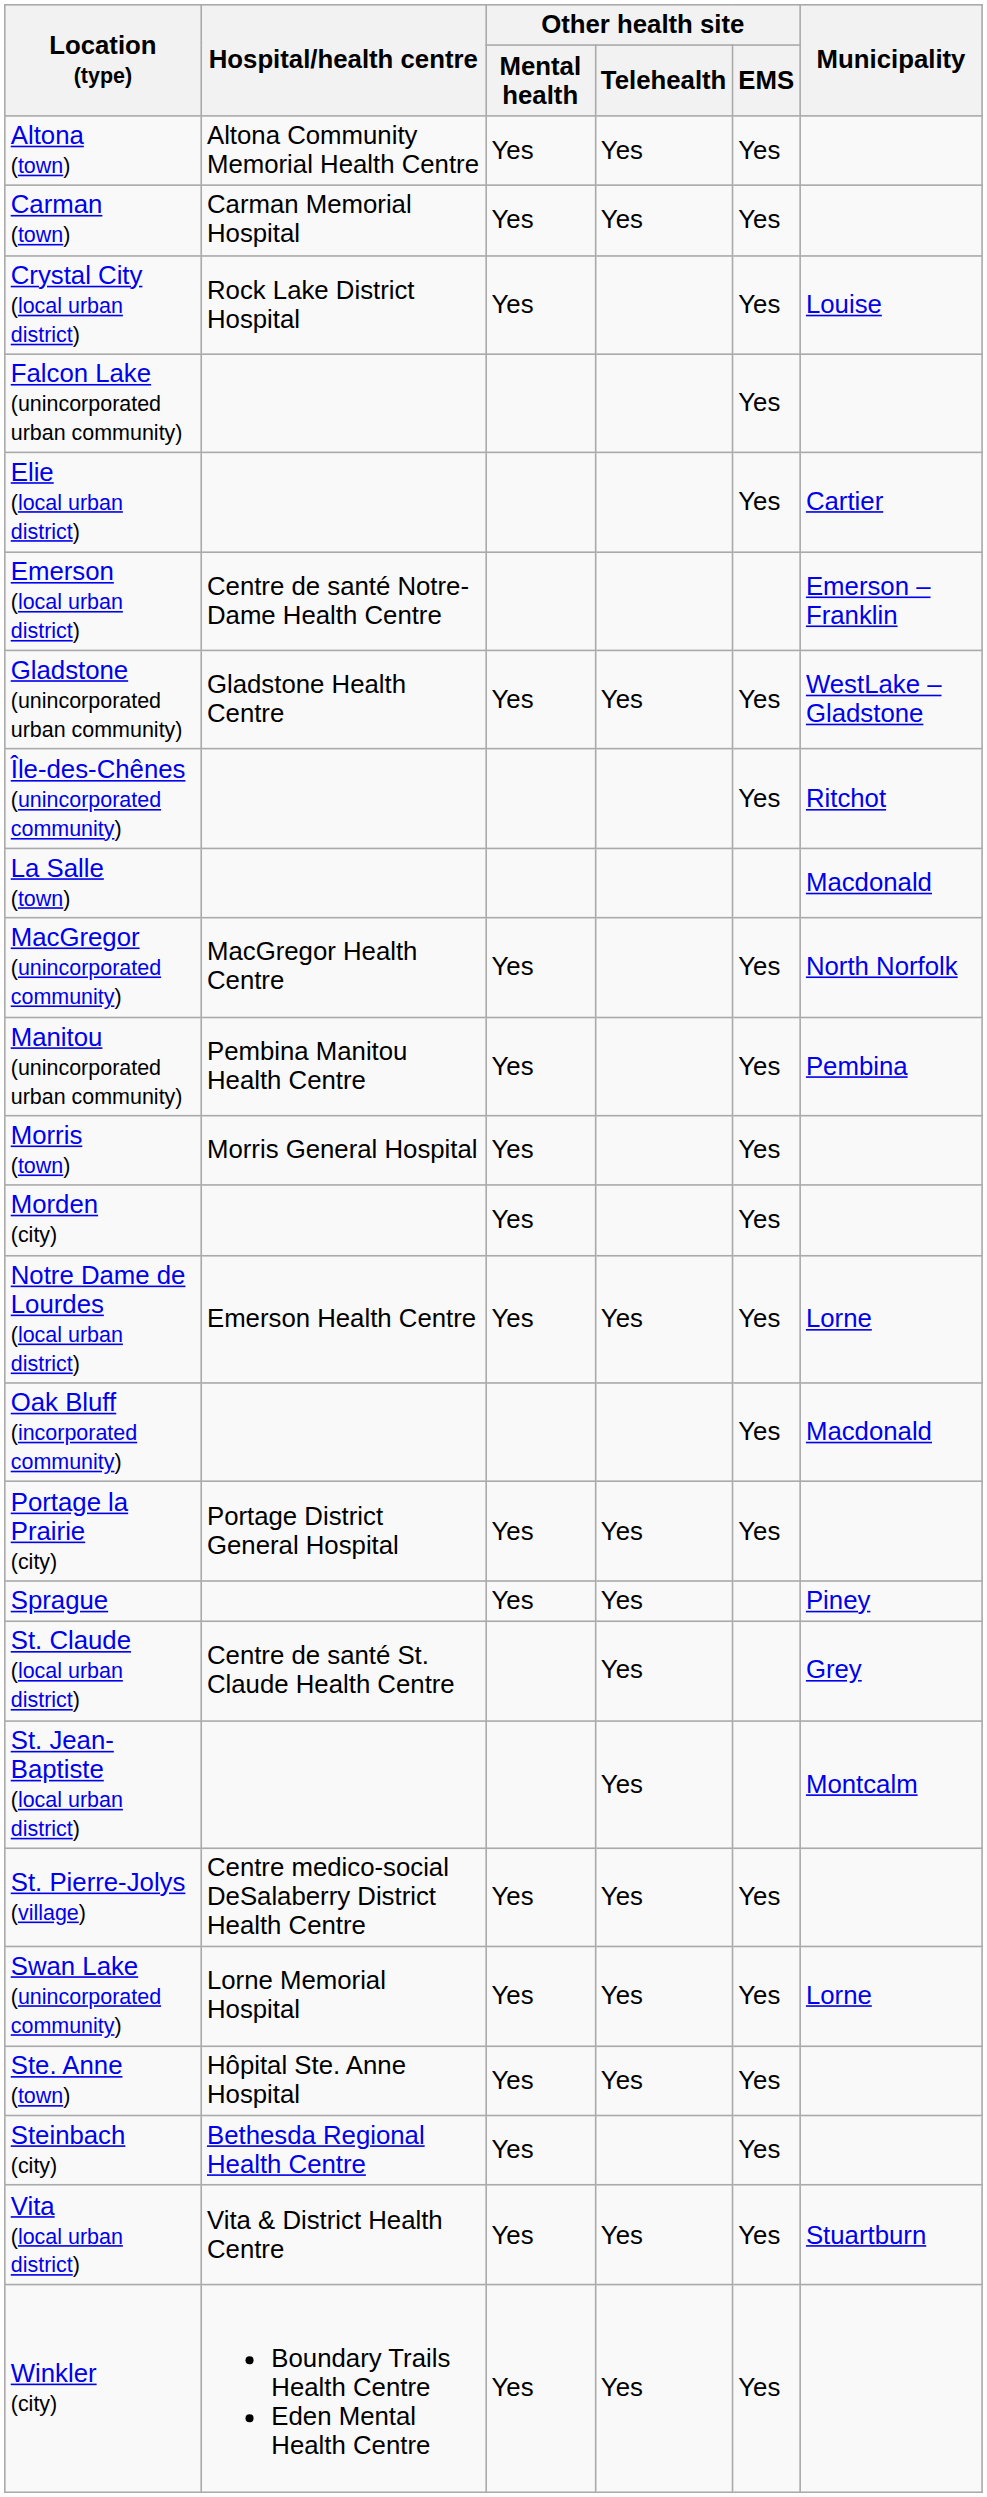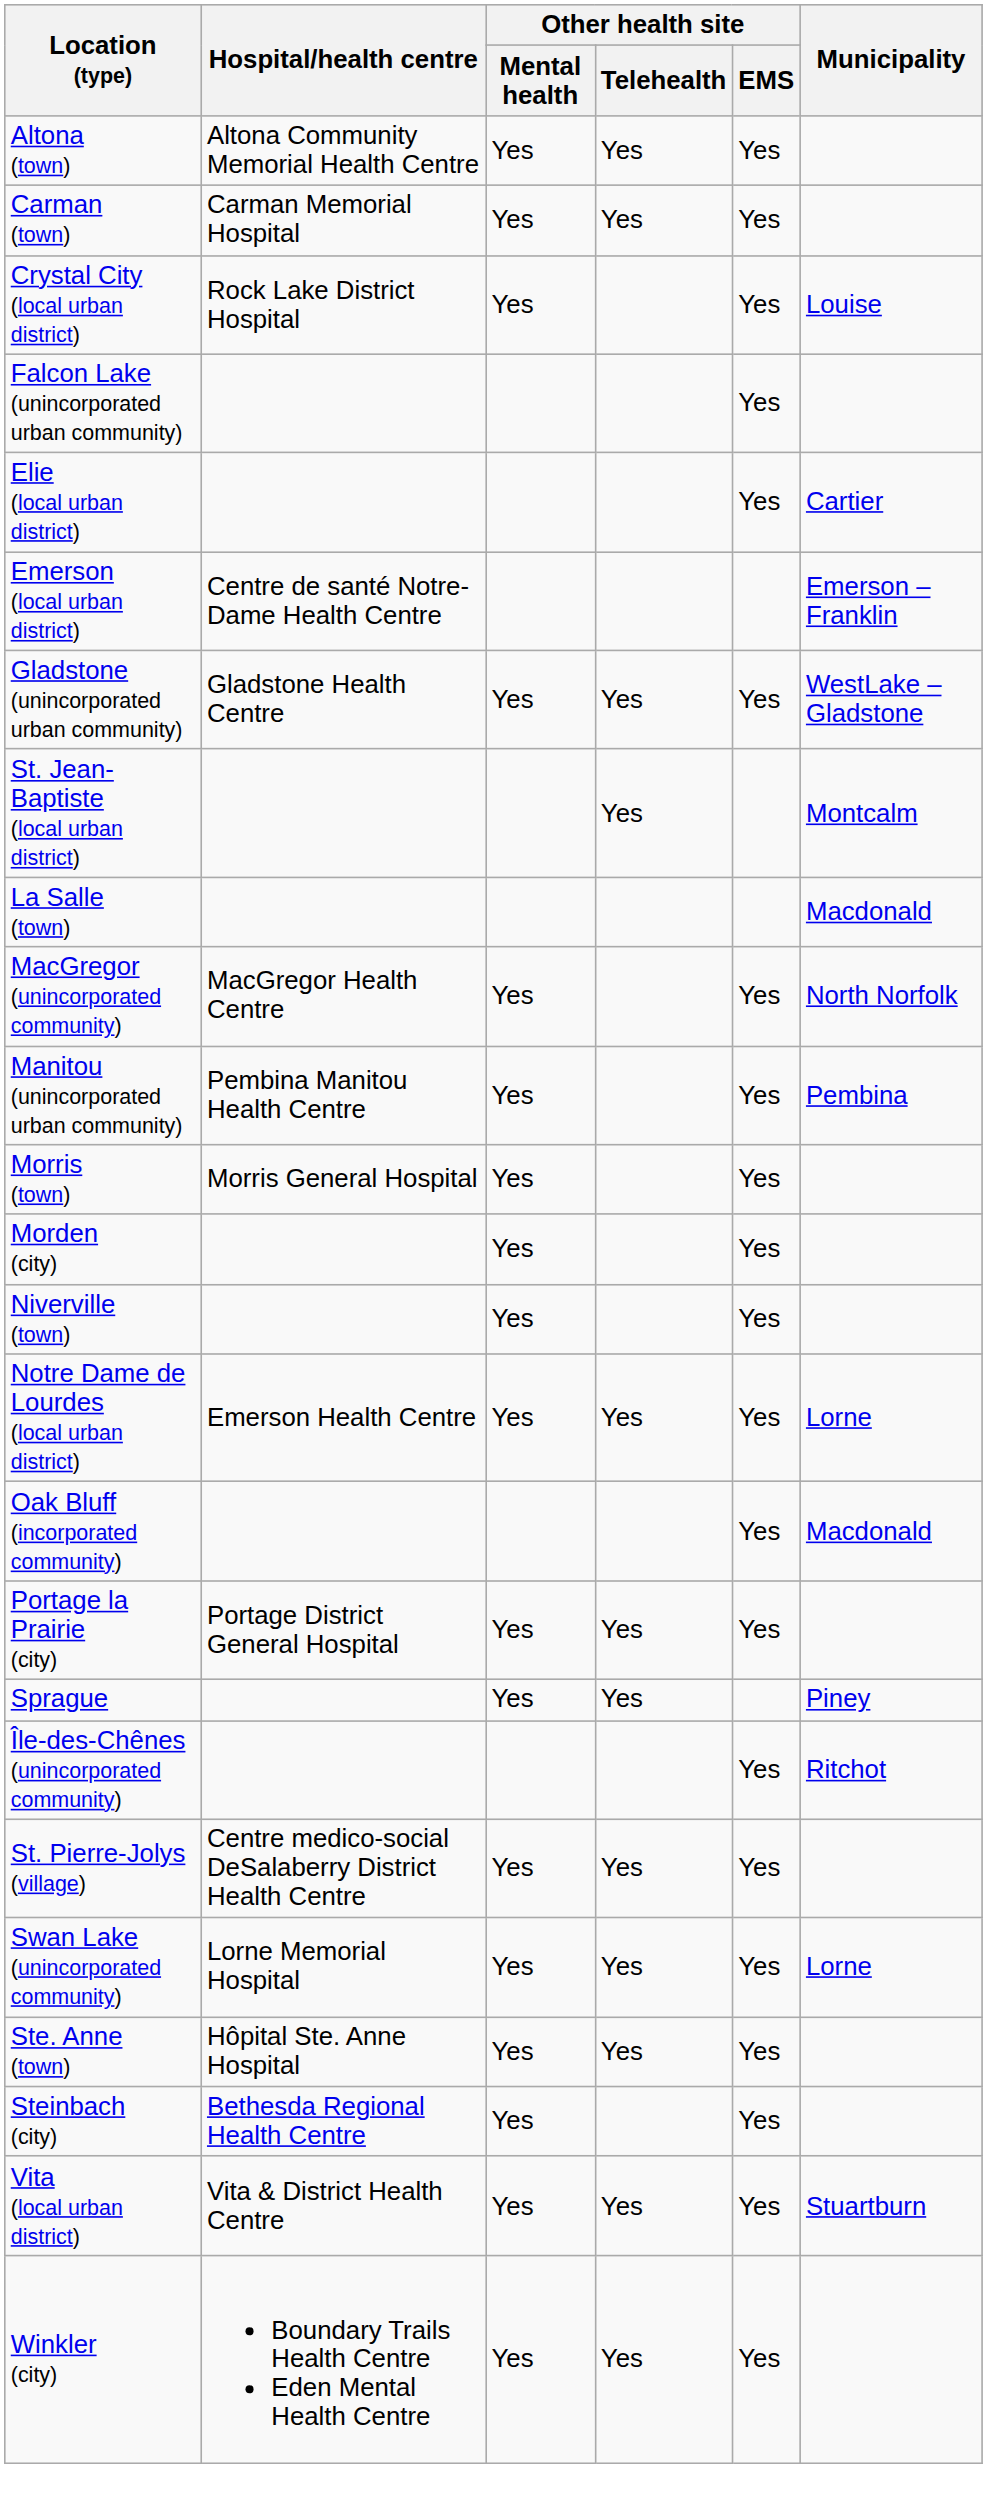rows swapped: (98, 798) <-> (67, 1783)
+ row: (63, 1318)
- row: (71, 1670)
